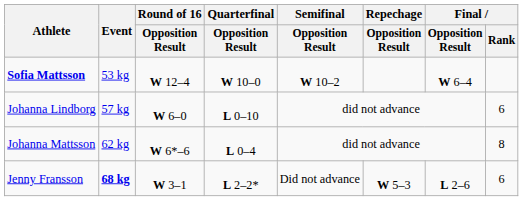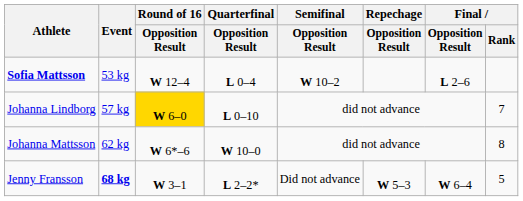(241, 82) W 10–0 -> (241, 82) L 0–4
(455, 82) W 6–4 -> (455, 82) L 2–6
(170, 116) no background -> (170, 116) gold background
(502, 109) 6 -> (502, 109) 7
(241, 151) L 0–4 -> (241, 151) W 10–0
(455, 186) L 2–6 -> (455, 186) W 6–4
(502, 179) 6 -> (502, 179) 5
